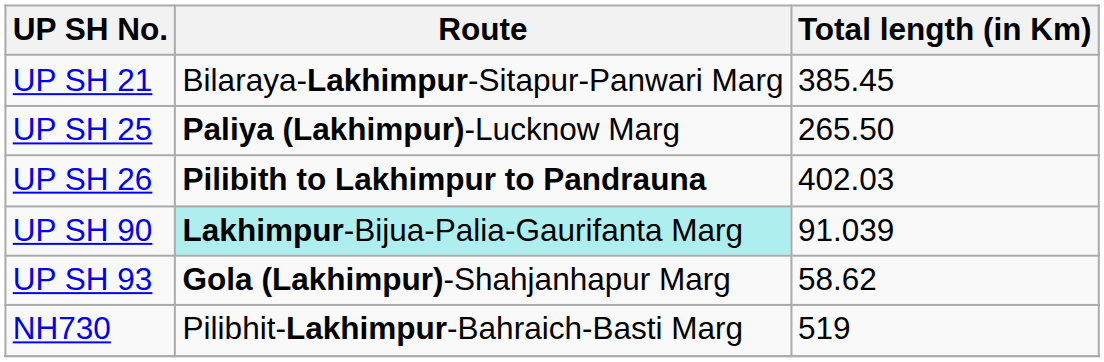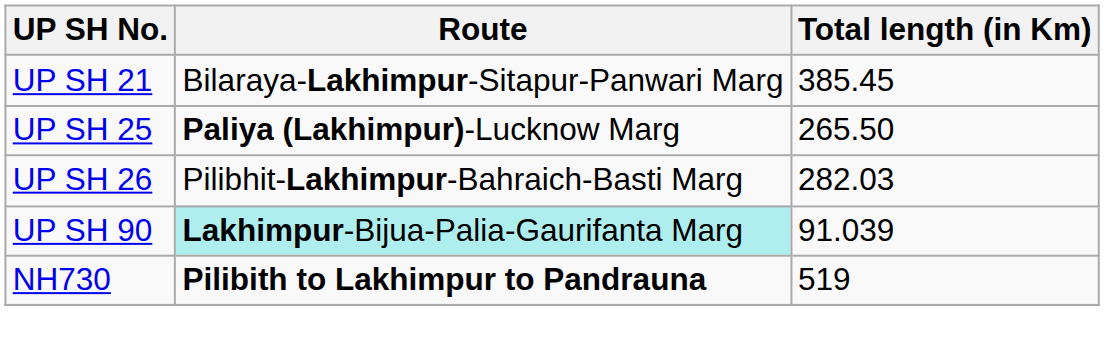(444, 179) Pilibith to Lakhimpur to Pandrauna -> (463, 179) Pilibhit-Lakhimpur-Bahraich-Basti Marg
(846, 179) 402.03 -> (846, 179) 282.03
- row: (83, 279)
(463, 329) Pilibhit-Lakhimpur-Bahraich-Basti Marg -> (444, 279) Pilibith to Lakhimpur to Pandrauna
